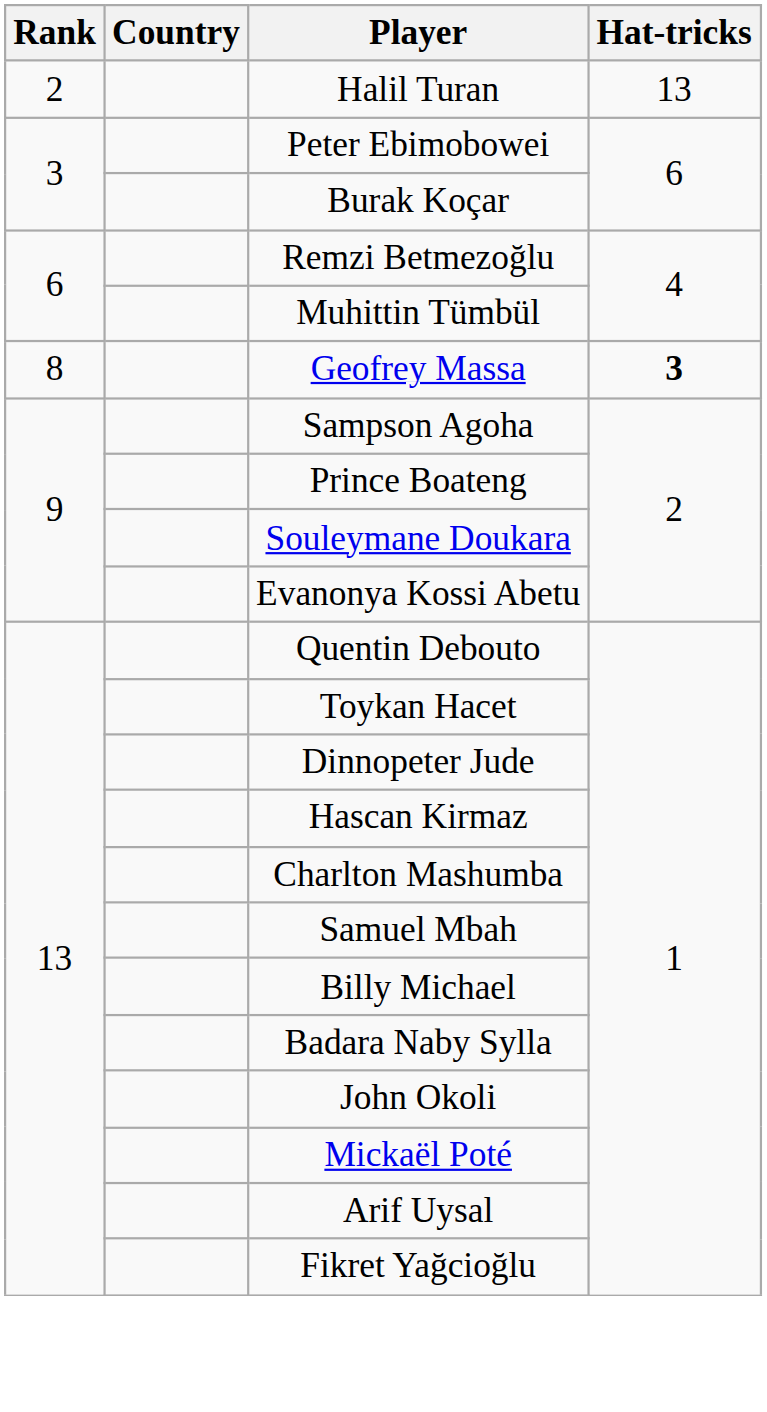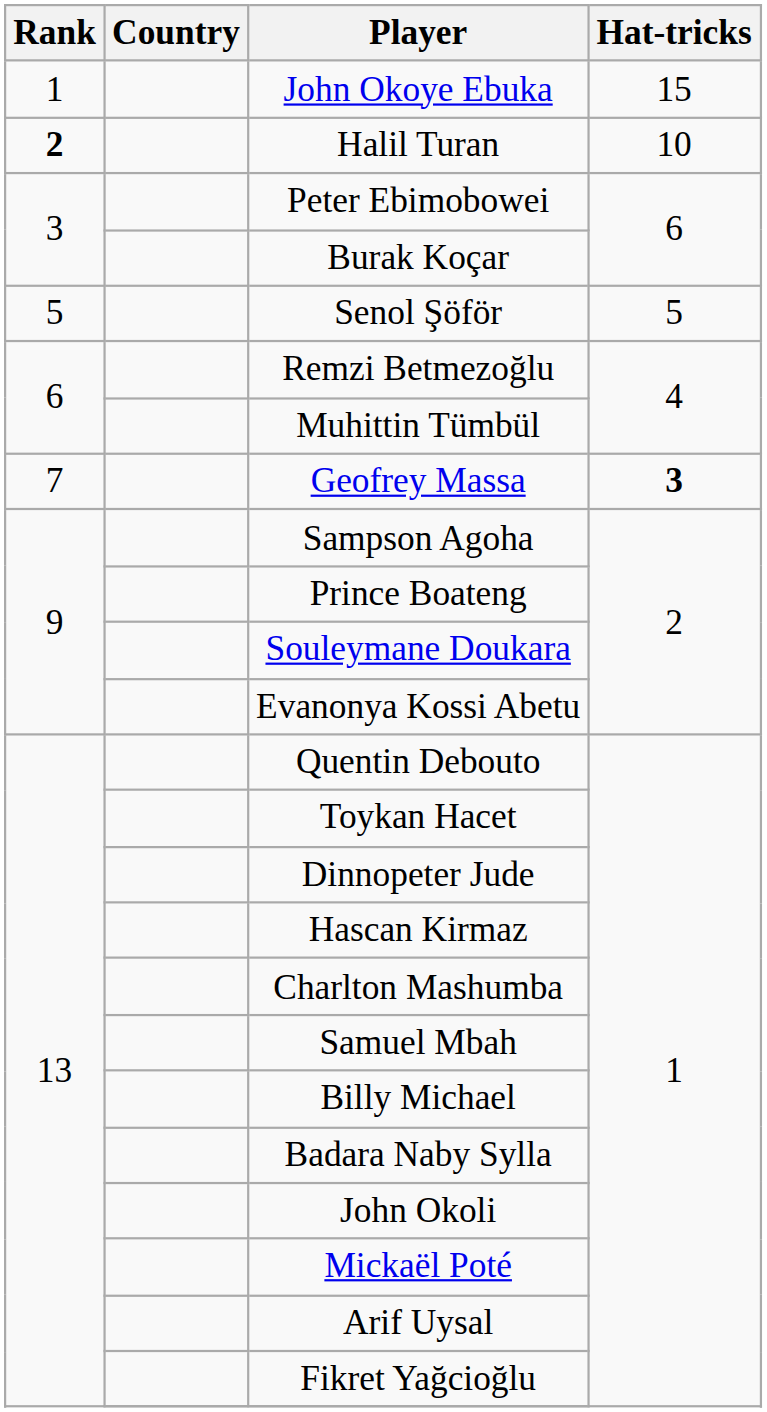+ row: (418, 88)
(55, 88) normal -> (55, 144) bold
(674, 88) 13 -> (674, 144) 10
+ row: (418, 312)
(55, 369) 8 -> (55, 481) 7
